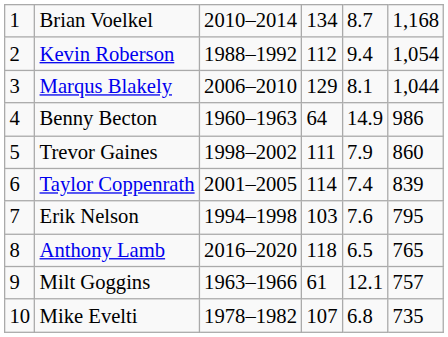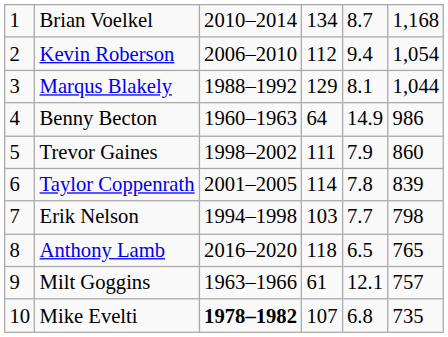(251, 53) 1988–1992 -> (251, 53) 2006–2010
(251, 86) 2006–2010 -> (251, 86) 1988–1992
(360, 184) 7.4 -> (360, 184) 7.8
(360, 217) 7.6 -> (360, 217) 7.7
(408, 217) 795 -> (408, 217) 798
(251, 315) normal -> (251, 315) bold
